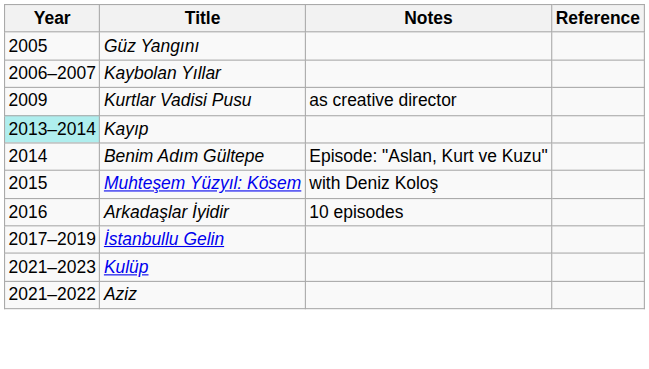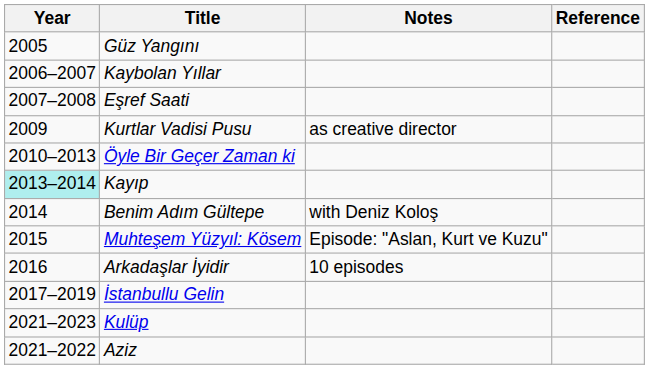+ row: (147, 101)
+ row: (199, 156)
(428, 156) Episode: "Aslan, Kurt ve Kuzu" -> (374, 211) with Deniz Koloş
(374, 184) with Deniz Koloş -> (428, 239) Episode: "Aslan, Kurt ve Kuzu"
